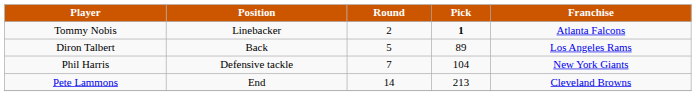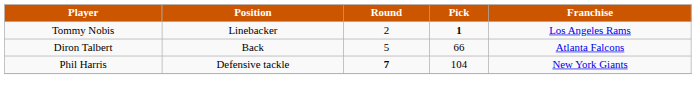(591, 30) Atlanta Falcons -> (590, 30) Los Angeles Rams
(461, 47) 89 -> (459, 47) 66
(591, 47) Los Angeles Rams -> (590, 47) Atlanta Falcons
(389, 64) normal -> (386, 64) bold
- row: (85, 82)
